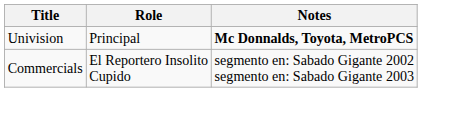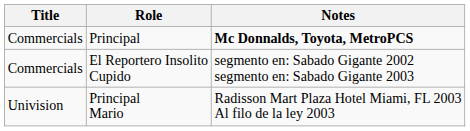(35, 37) Univision -> (45, 37) Commercials
+ row: (115, 106)
